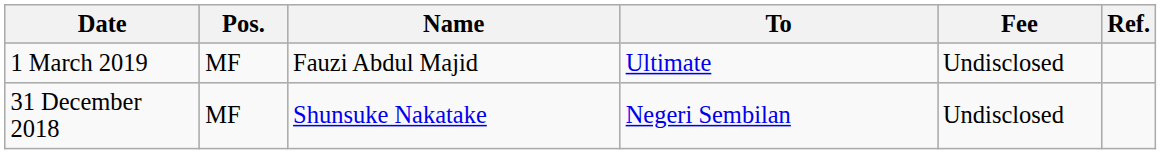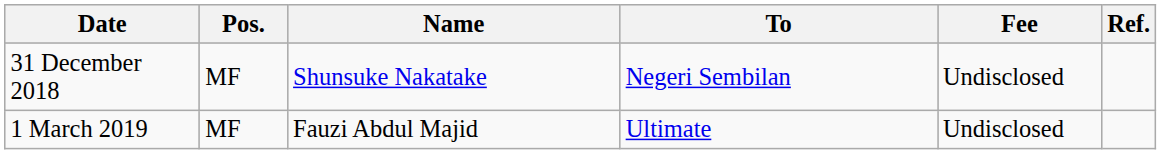rows swapped: (76, 115) <-> (79, 62)
